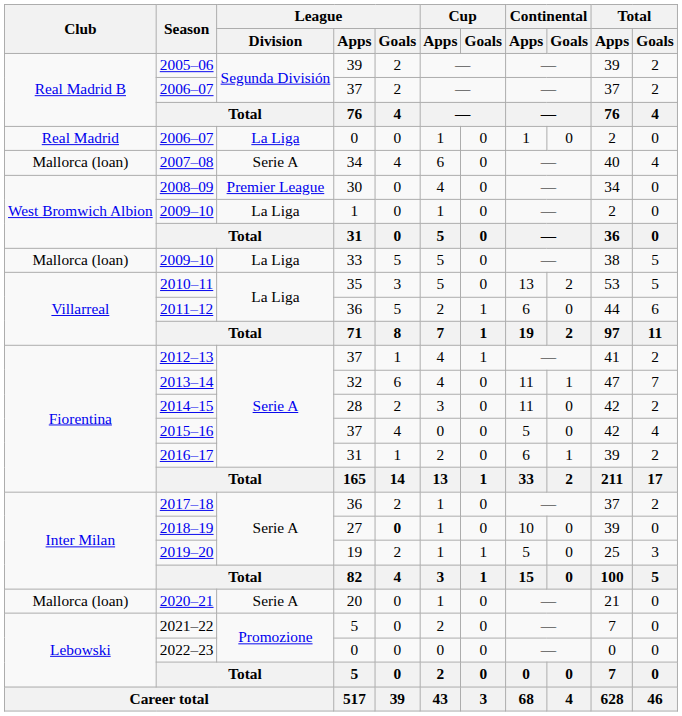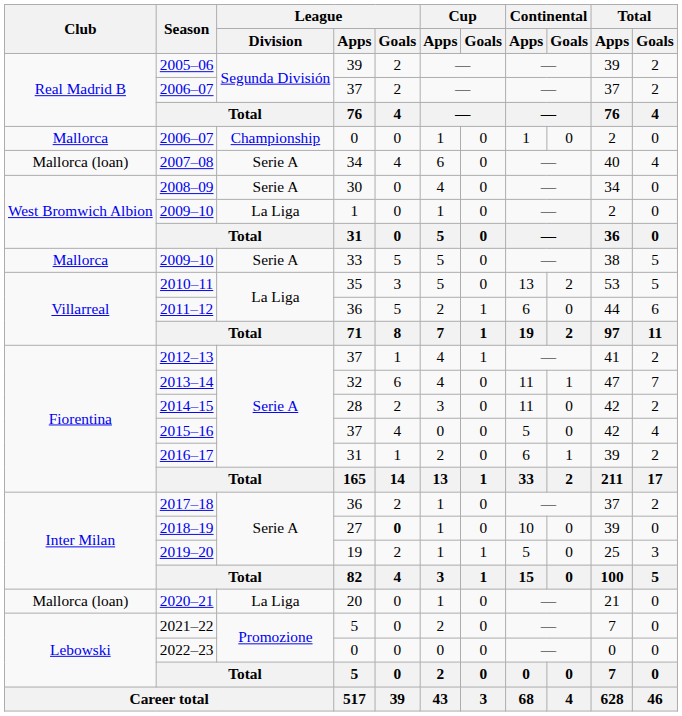(80, 138) Real Madrid -> (80, 138) Mallorca
(275, 138) La Liga -> (275, 138) Championship
(275, 187) Premier League -> (275, 187) Serie A
(80, 260) Mallorca (loan) -> (80, 260) Mallorca
(275, 260) La Liga -> (275, 260) Serie A
(275, 601) Serie A -> (275, 601) La Liga
